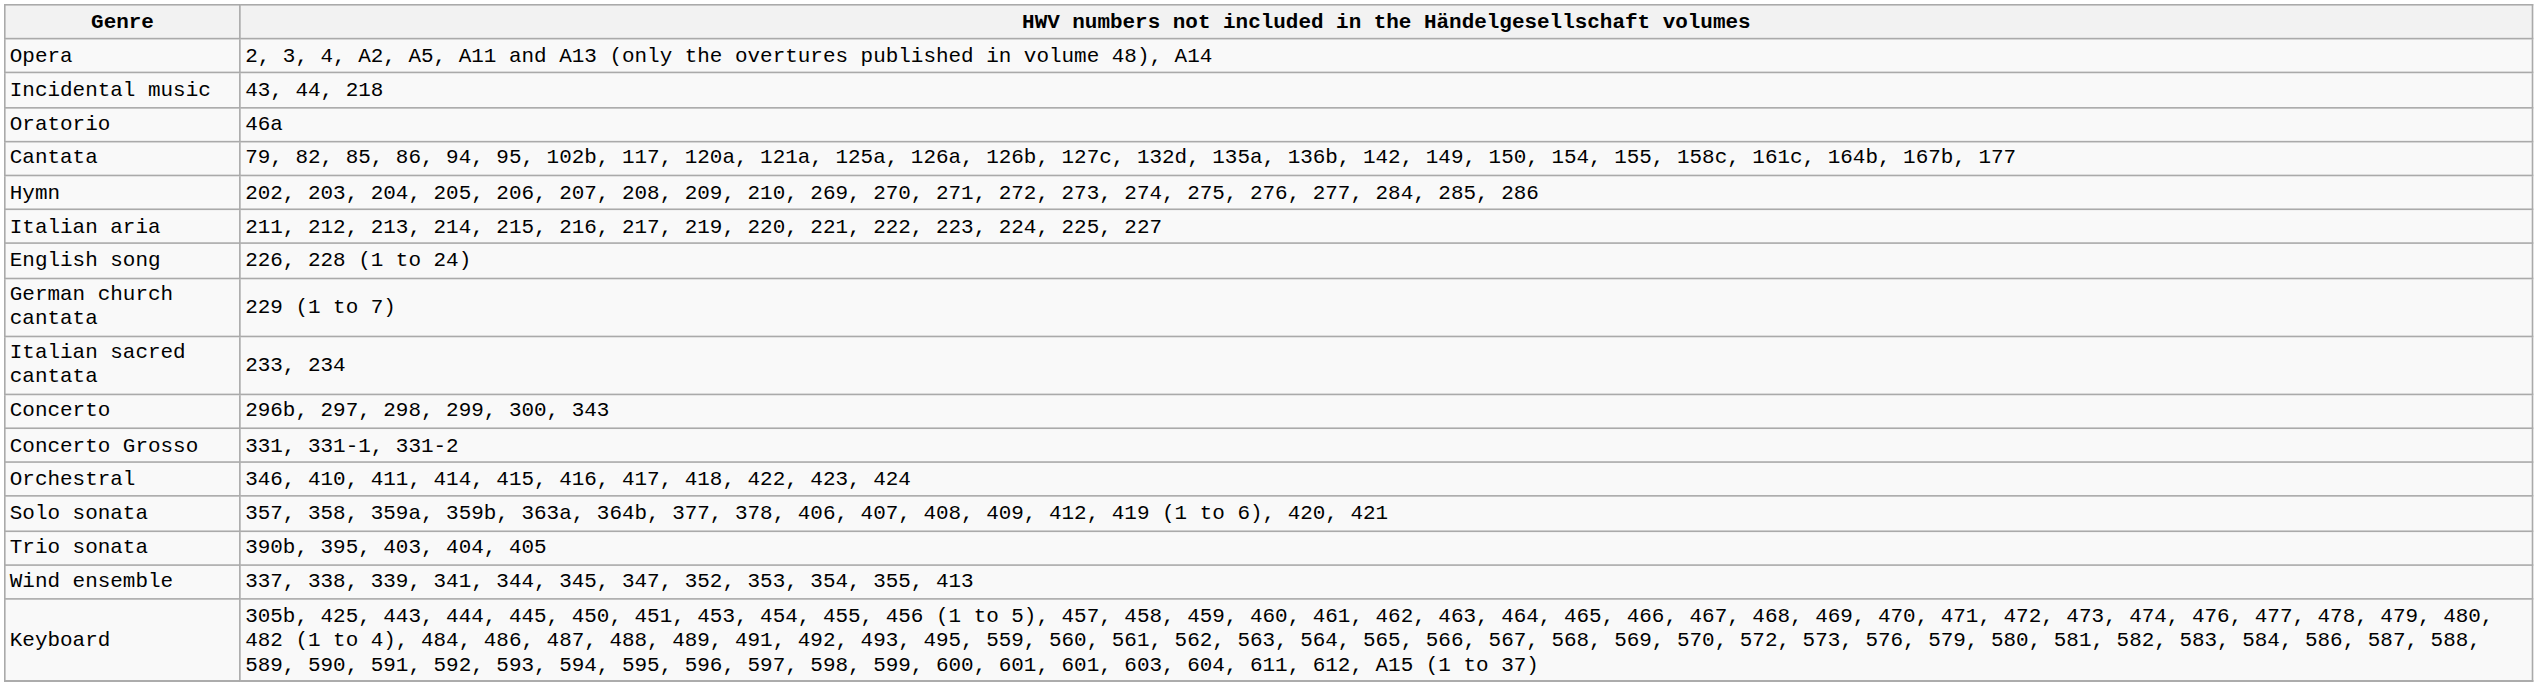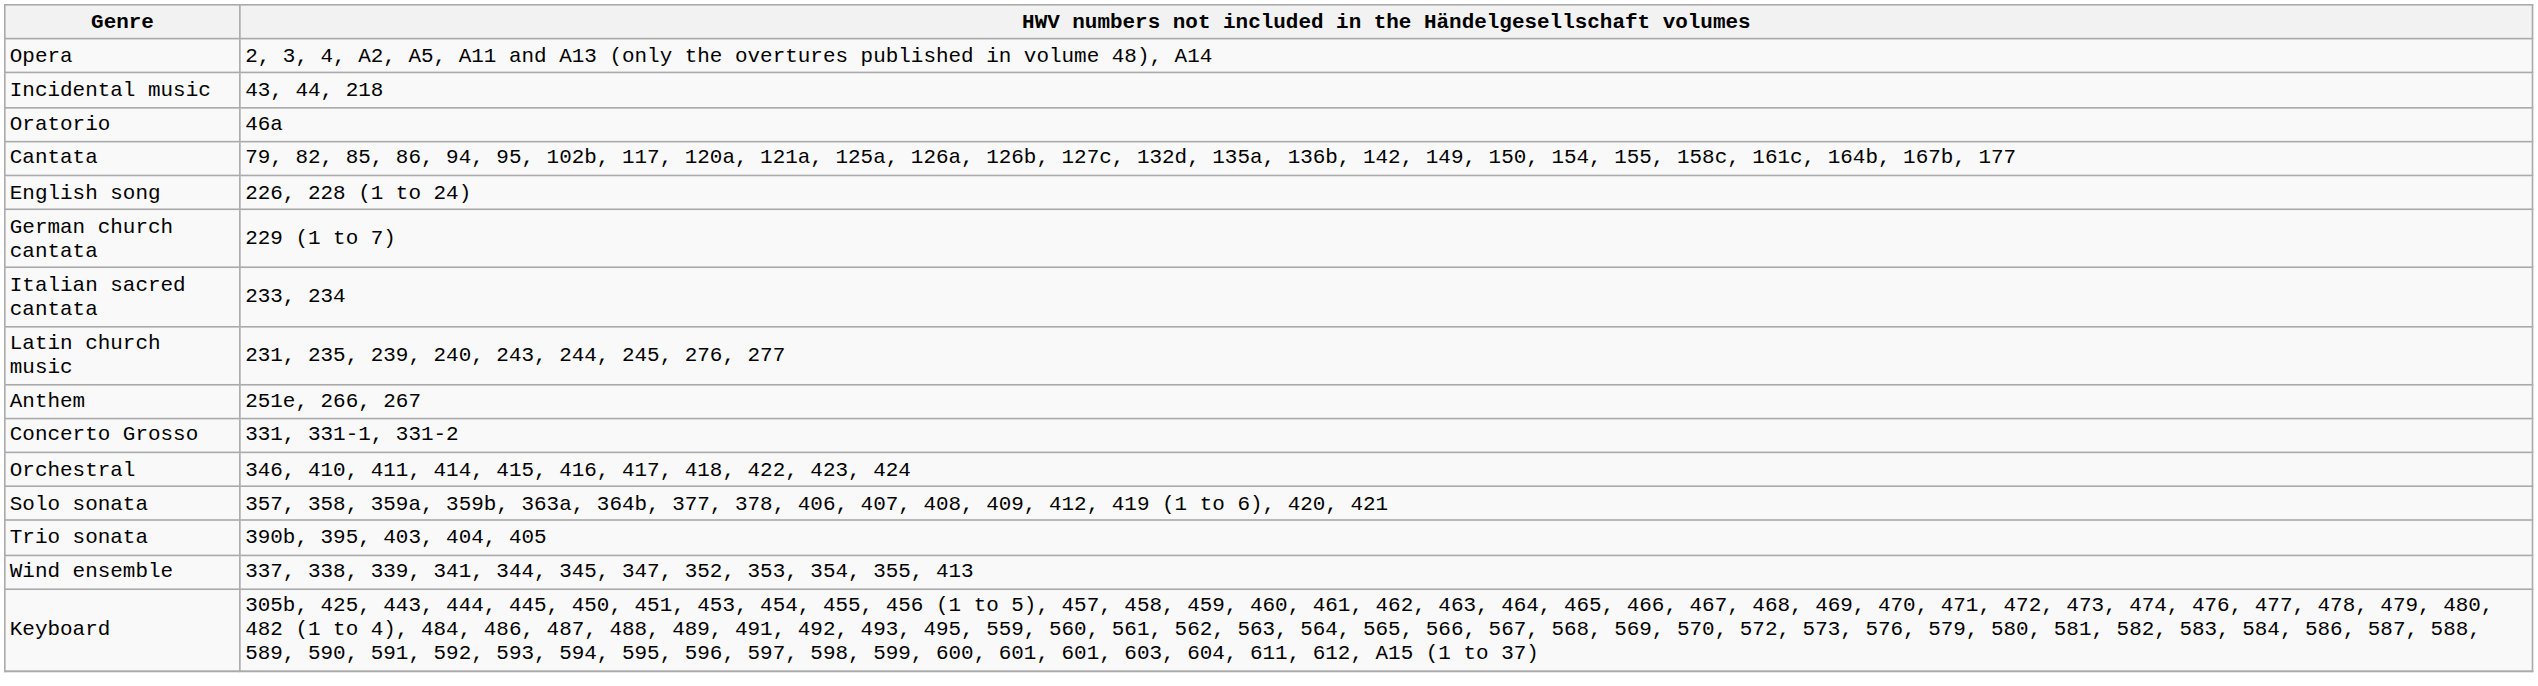- row: (35, 192)
- row: (85, 227)
+ row: (85, 355)
+ row: (47, 401)
- row: (60, 411)
